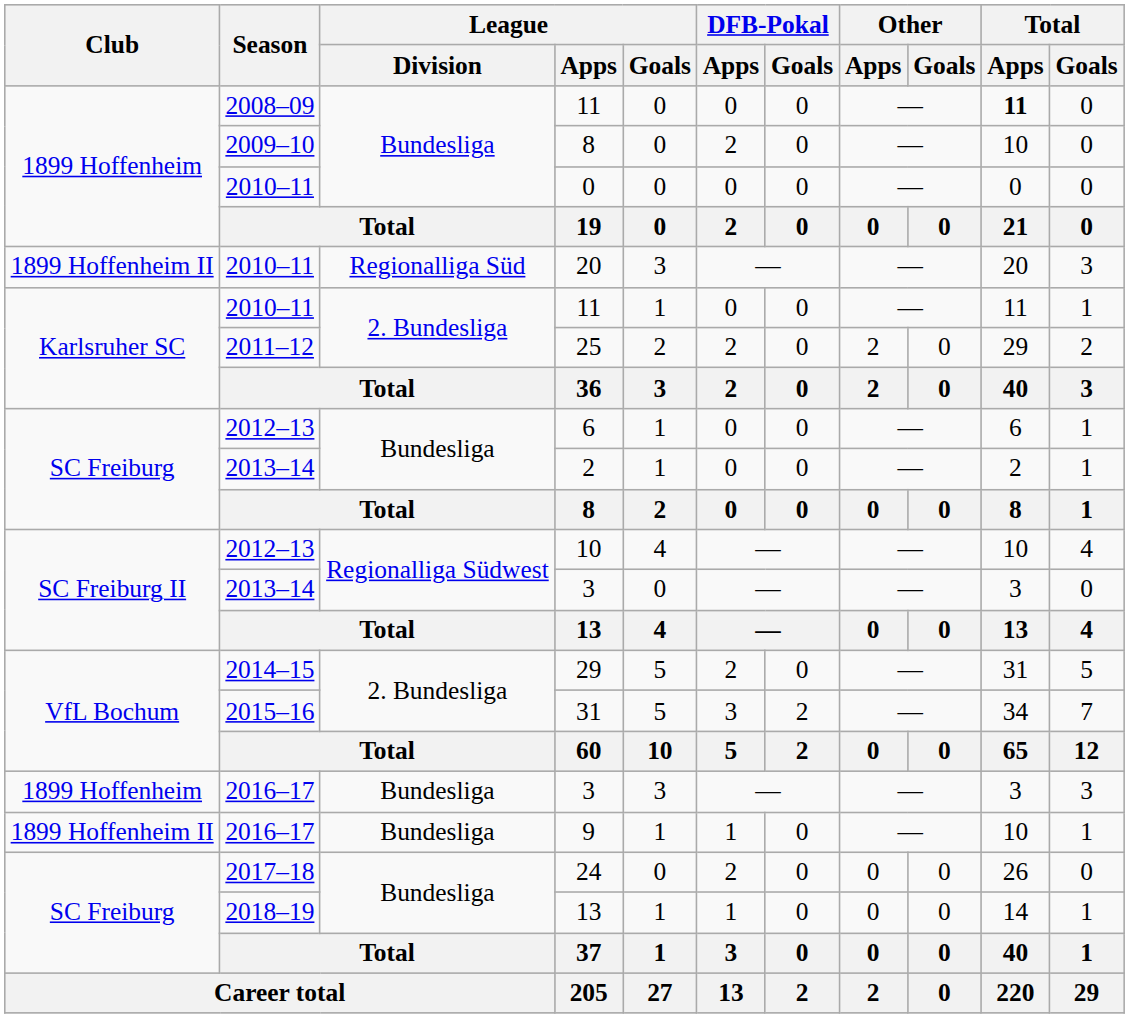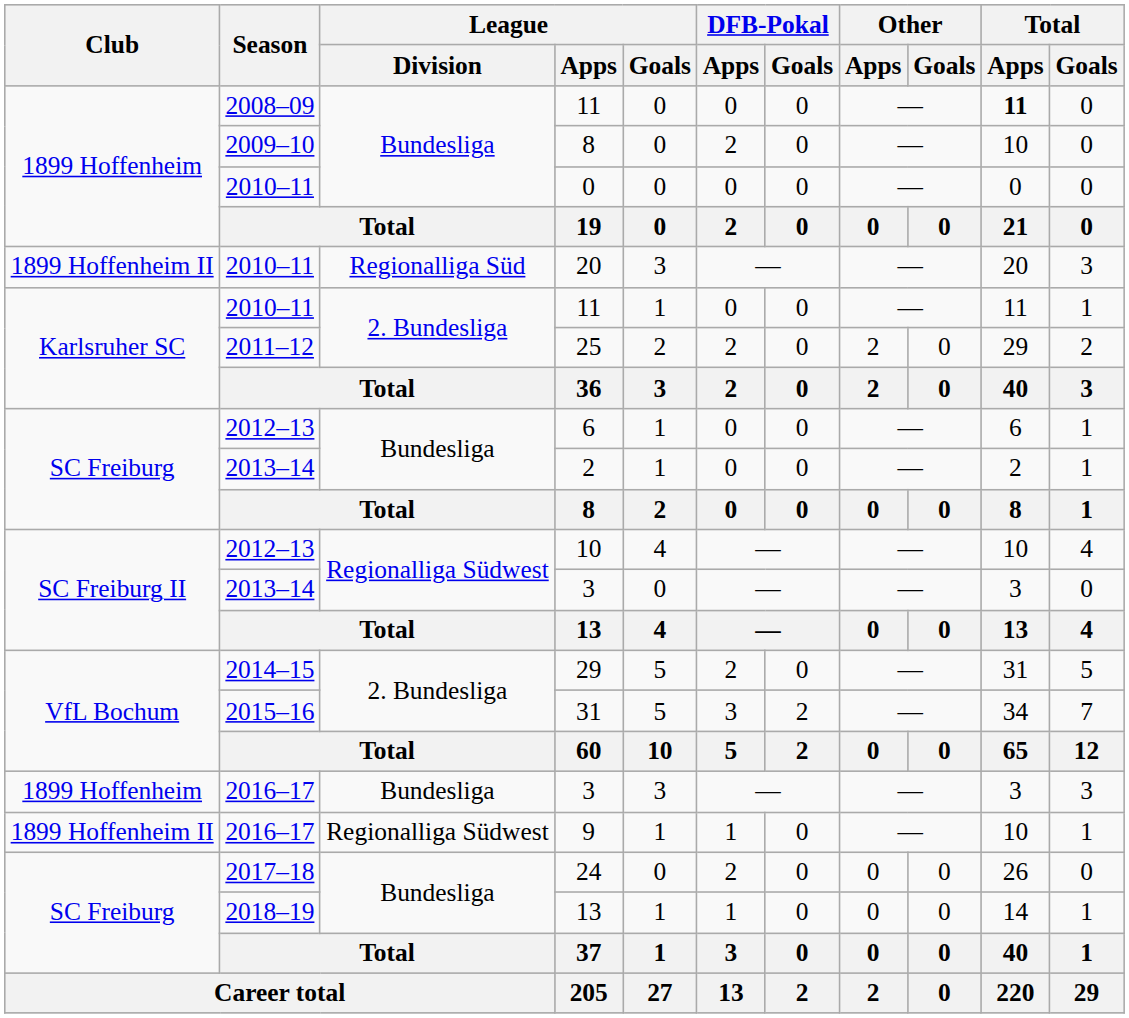(437, 831) Bundesliga -> (437, 831) Regionalliga Südwest
